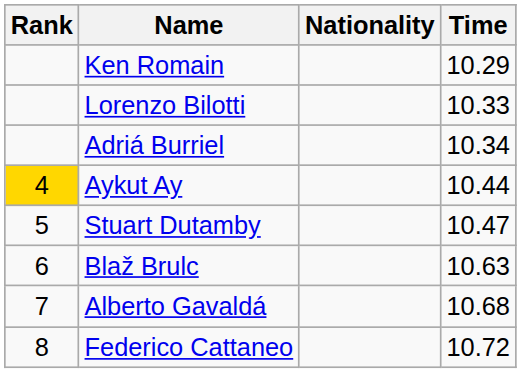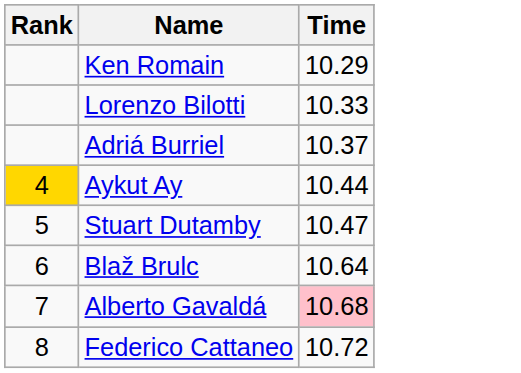- column: (370, 25)
(478, 146) 10.34 -> (337, 146) 10.37
(478, 266) 10.63 -> (337, 266) 10.64
(478, 306) no background -> (337, 306) pink background
